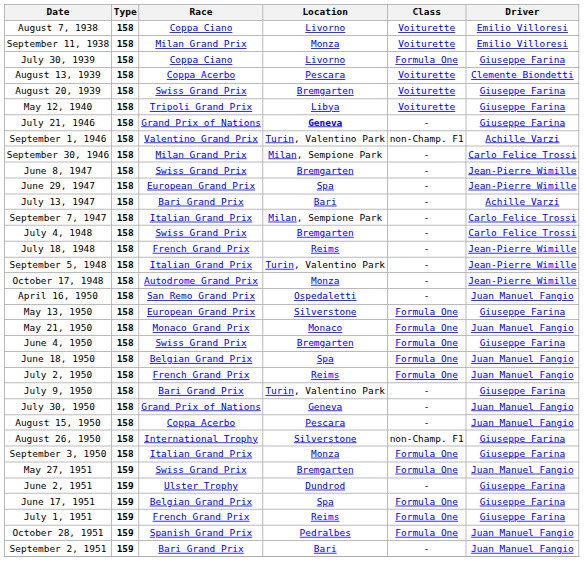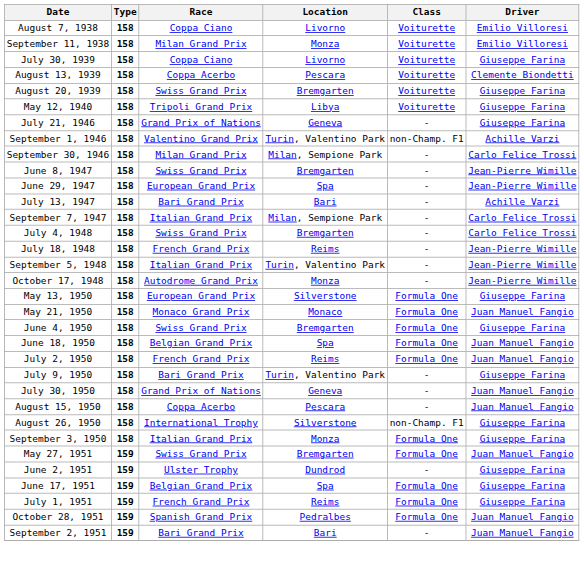(427, 59) Formula One -> (427, 59) Voiturette
(325, 123) bold -> (325, 123) normal
- row: (58, 296)
